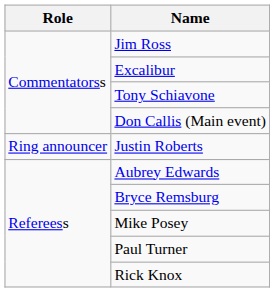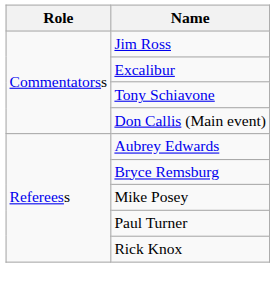- row: (159, 146)
